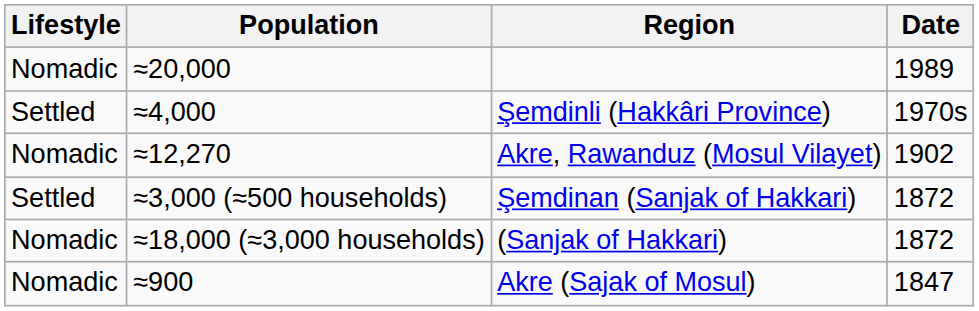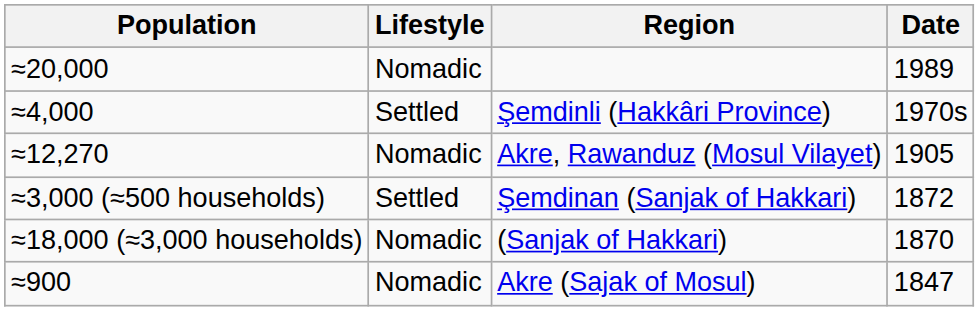columns swapped: (309, 25) <-> (66, 25)
(924, 154) 1902 -> (924, 154) 1905
(924, 240) 1872 -> (924, 240) 1870
